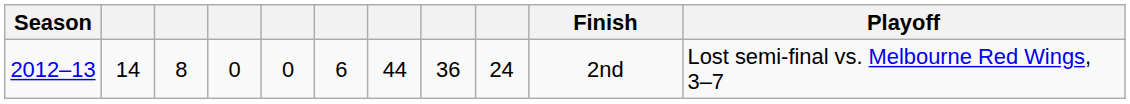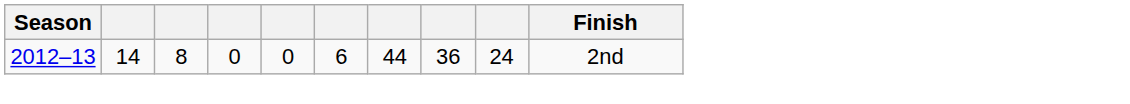- column: (903, 22)
